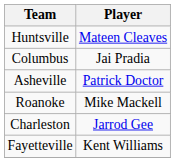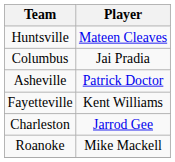rows swapped: (40, 102) <-> (40, 146)
